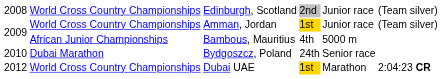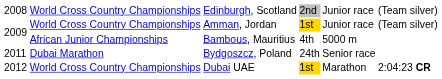(16, 53) 2010 -> (15, 53) 2011
